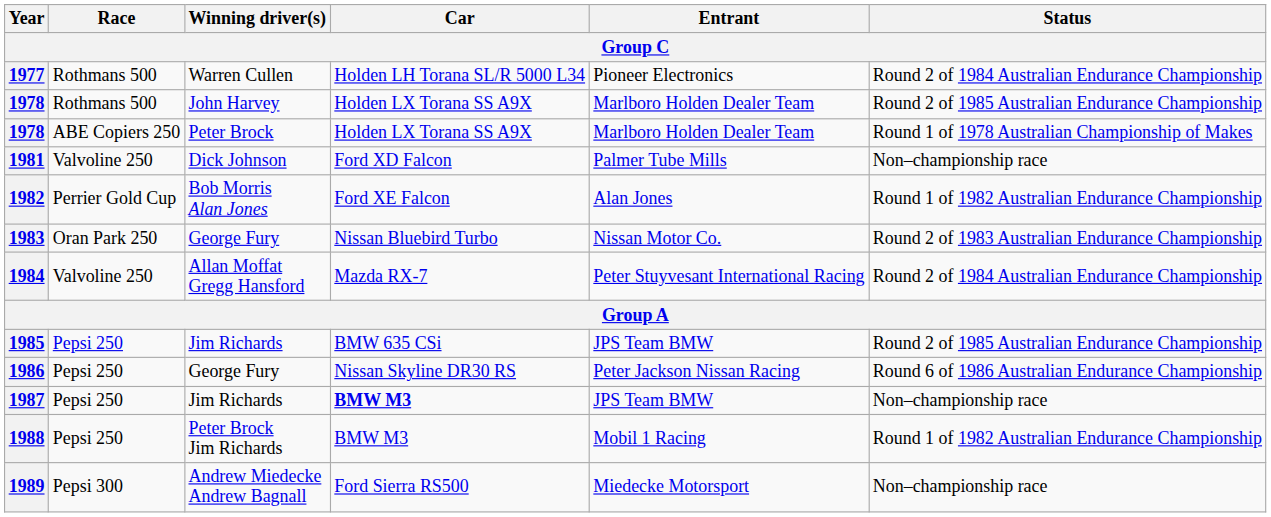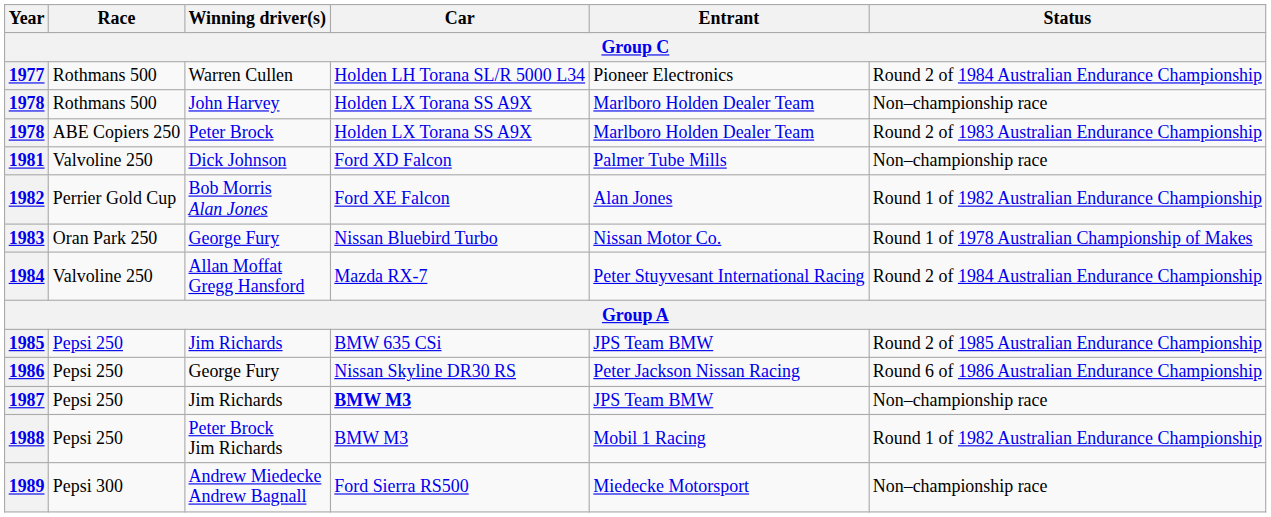(1067, 103) Round 2 of 1985 Australian Endurance Championship -> (960, 103) Non–championship race
(1063, 132) Round 1 of 1978 Australian Championship of Makes -> (1067, 132) Round 2 of 1983 Australian Endurance Championship
(1067, 237) Round 2 of 1983 Australian Endurance Championship -> (1063, 237) Round 1 of 1978 Australian Championship of Makes
